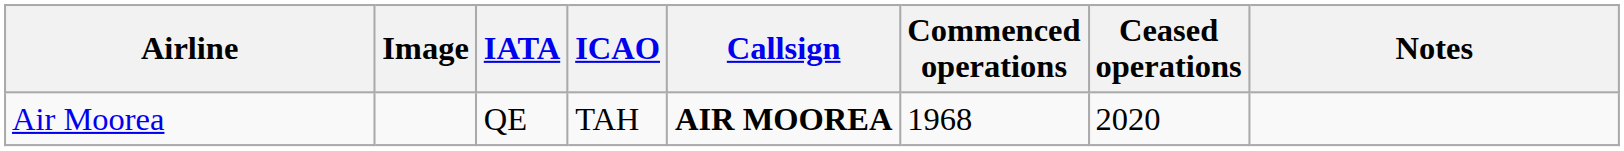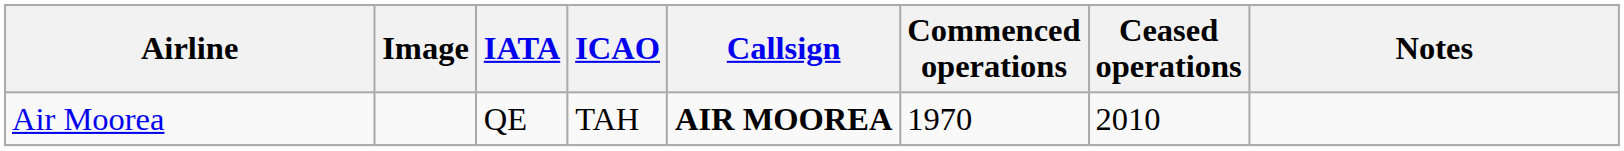(940, 118) 1968 -> (940, 118) 1970
(1128, 118) 2020 -> (1128, 118) 2010
